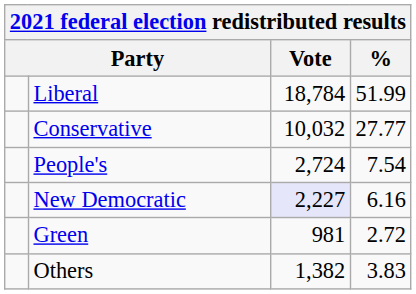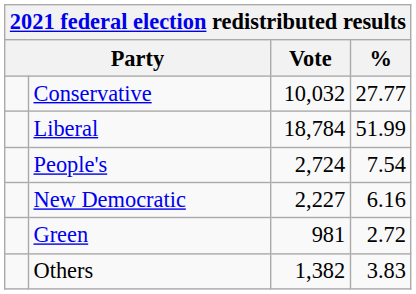rows swapped: (66, 93) <-> (93, 128)
(320, 199) lavender background -> (320, 199) no background
